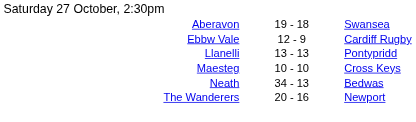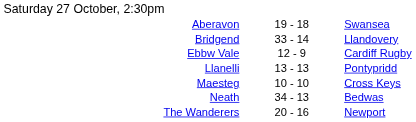+ row: (217, 39)
